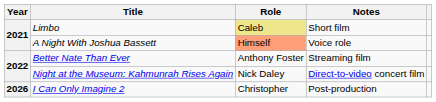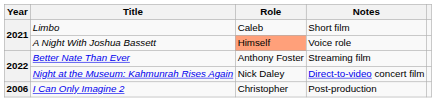(250, 27) khaki background -> (250, 27) no background
(17, 89) 2026 -> (17, 89) 2006
